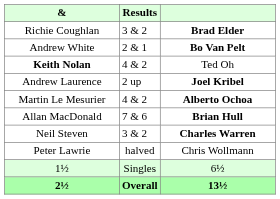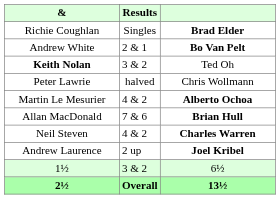(135, 30) 3 & 2 -> (140, 30) Singles
(135, 64) 4 & 2 -> (135, 64) 3 & 2
rows swapped: (62, 151) <-> (62, 82)
(135, 133) 3 & 2 -> (135, 133) 4 & 2
(140, 168) Singles -> (135, 168) 3 & 2
